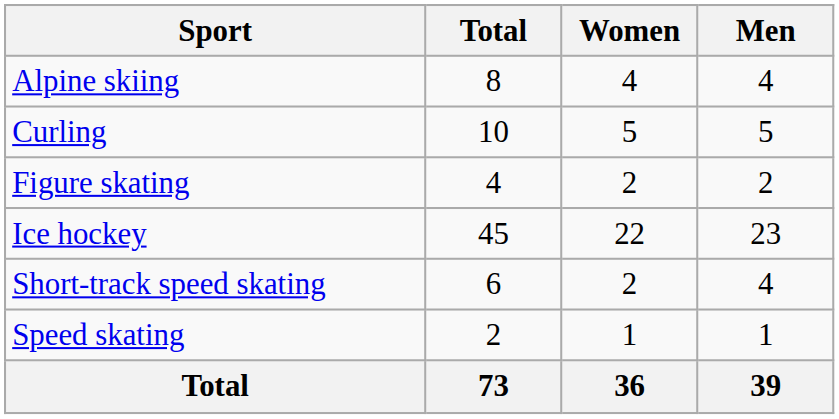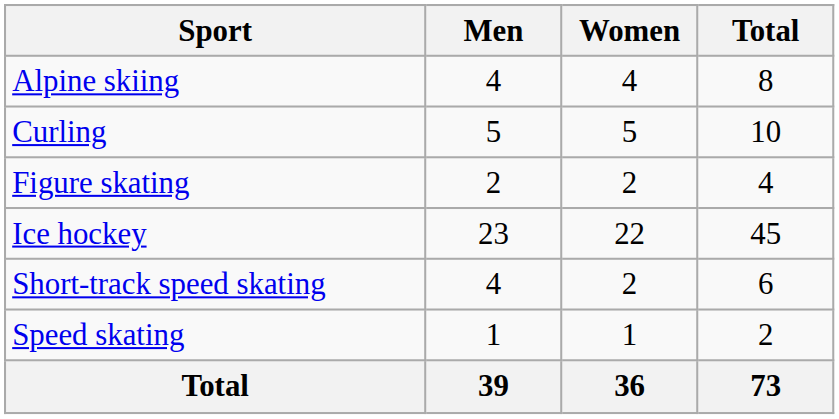columns swapped: (766, 30) <-> (493, 30)
